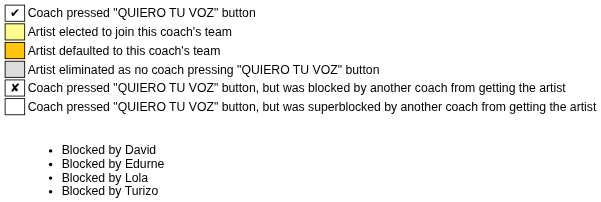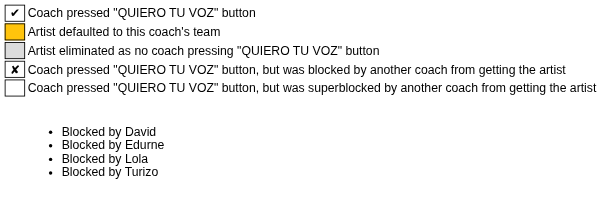- row: (130, 32)
